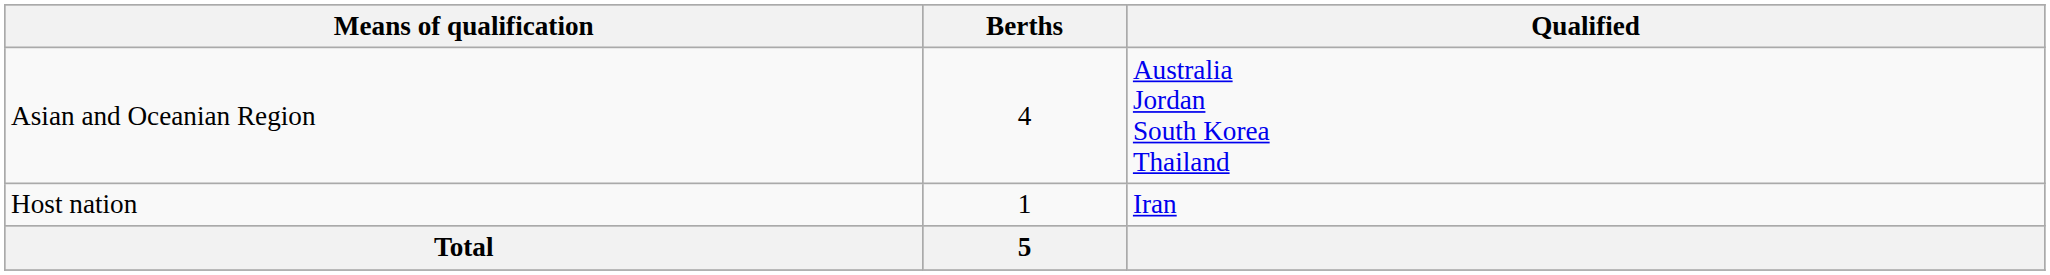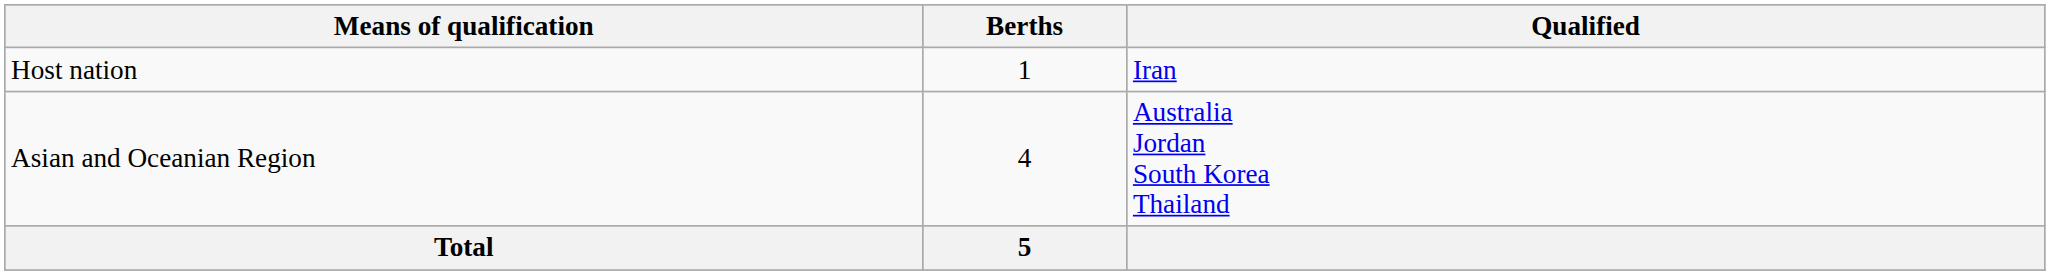rows swapped: (74, 204) <-> (163, 115)
